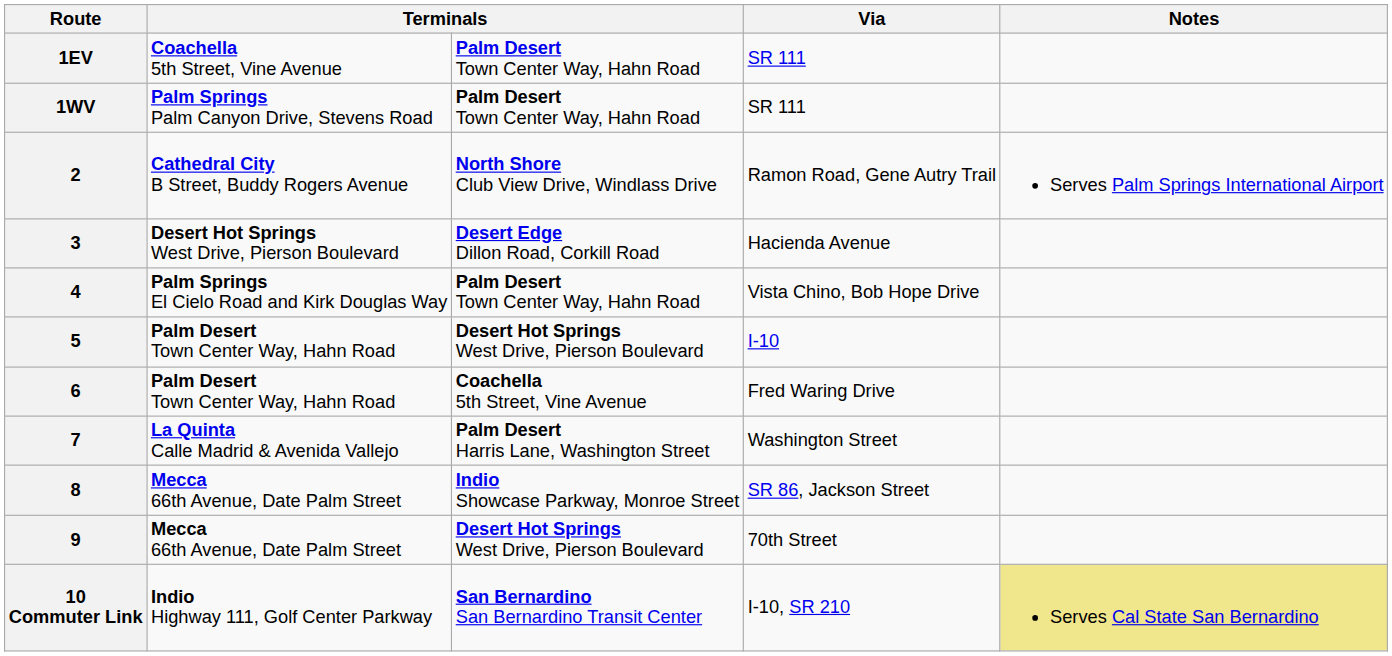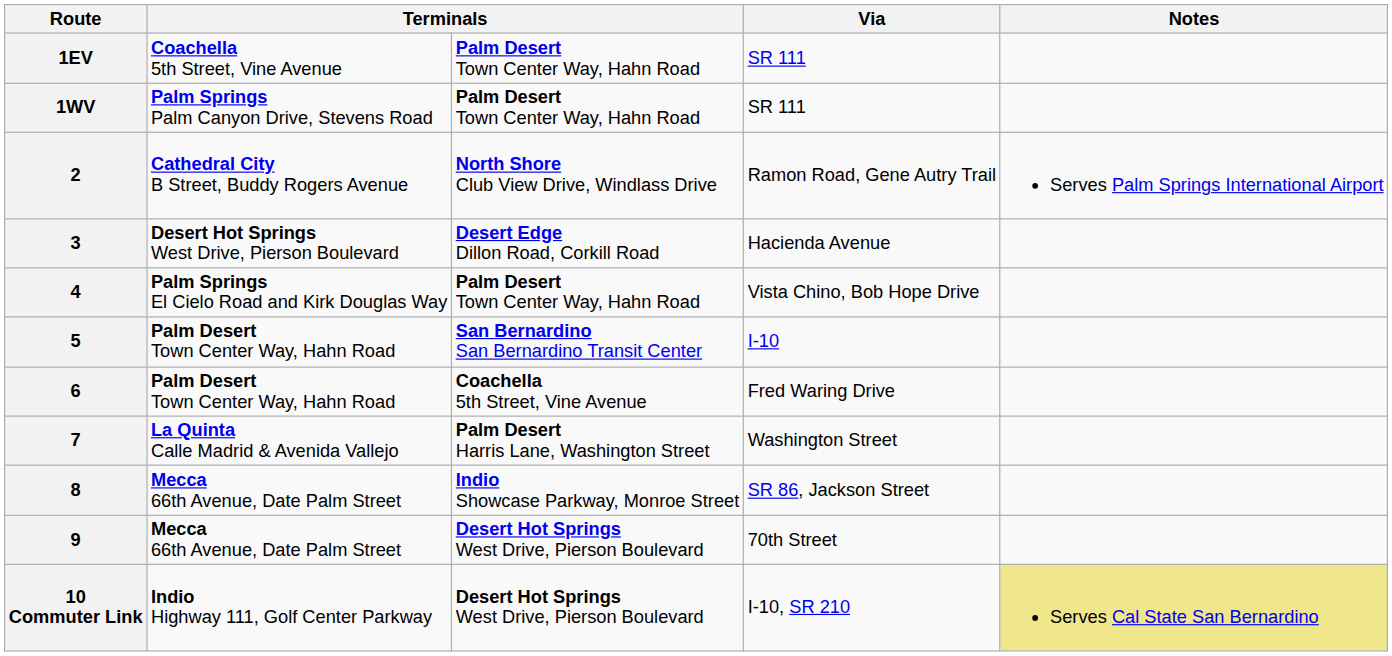(580, 341) Desert Hot Springs West Drive, Pierson Boulevard -> (579, 341) San Bernardino San Bernardino Transit Center
(579, 607) San Bernardino San Bernardino Transit Center -> (580, 607) Desert Hot Springs West Drive, Pierson Boulevard
